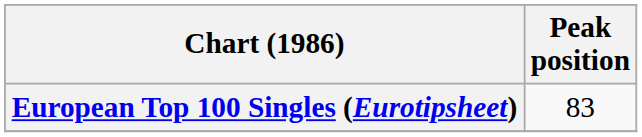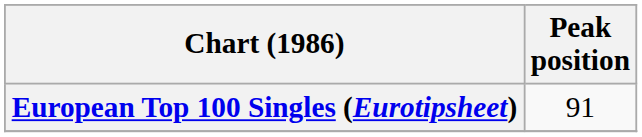(580, 107) 83 -> (580, 107) 91
